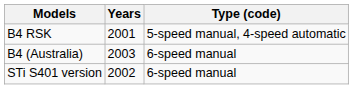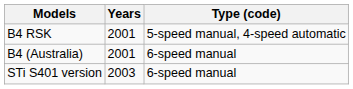(121, 53) 2003 -> (121, 53) 2001
(121, 73) 2002 -> (121, 73) 2003
